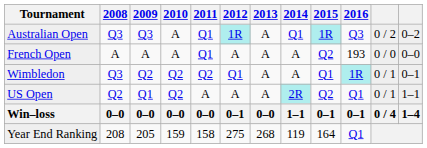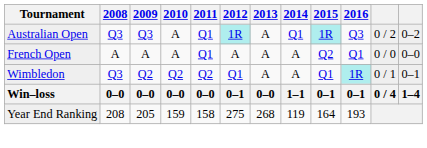(356, 53) 193 -> (356, 53) Q1
- row: (30, 93)
(356, 133) Q1 -> (356, 113) 193
